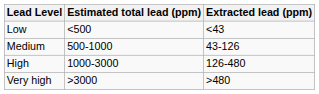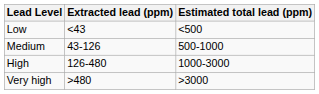columns swapped: (259, 13) <-> (134, 13)
